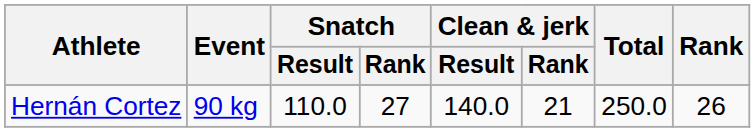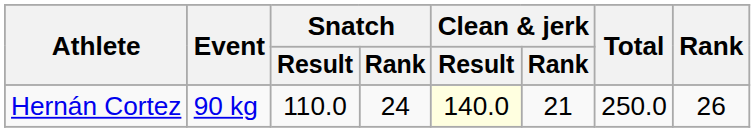(395, 106) 27 -> (395, 106) 24
(476, 106) no background -> (476, 106) lightyellow background
